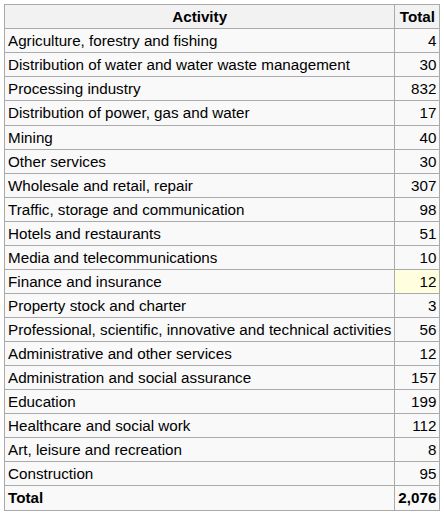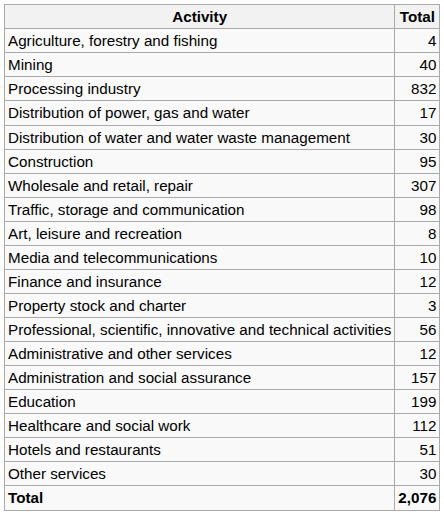rows swapped: (30, 137) <-> (179, 65)
rows swapped: (51, 474) <-> (57, 161)
rows swapped: (84, 233) <-> (95, 450)
(428, 281) lightyellow background -> (428, 281) no background
